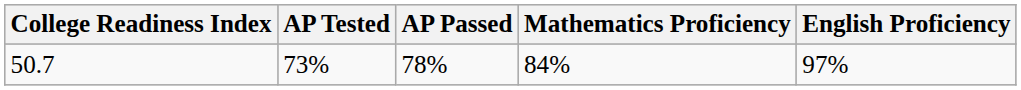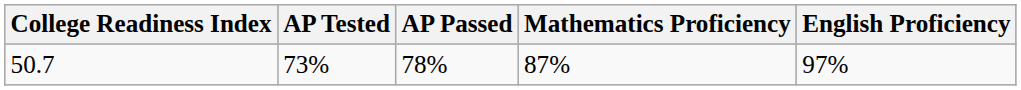(547, 64) 84% -> (547, 64) 87%
